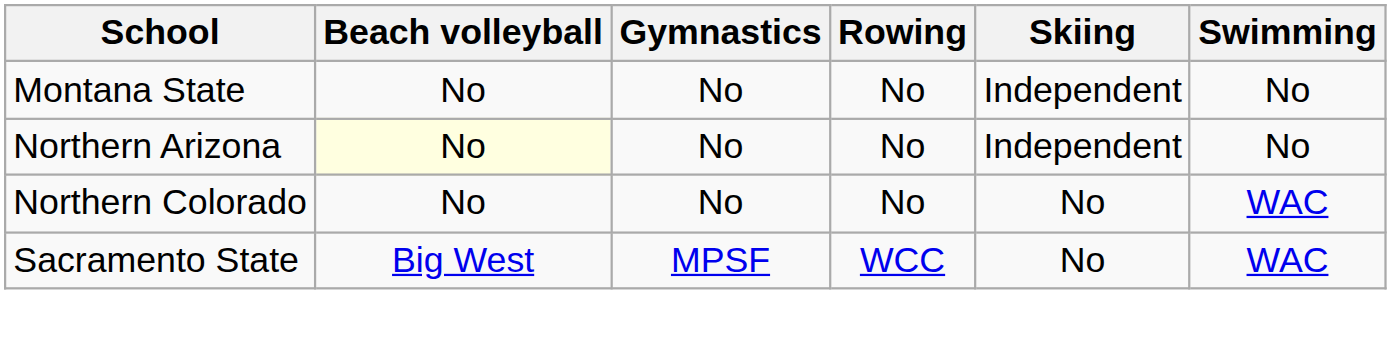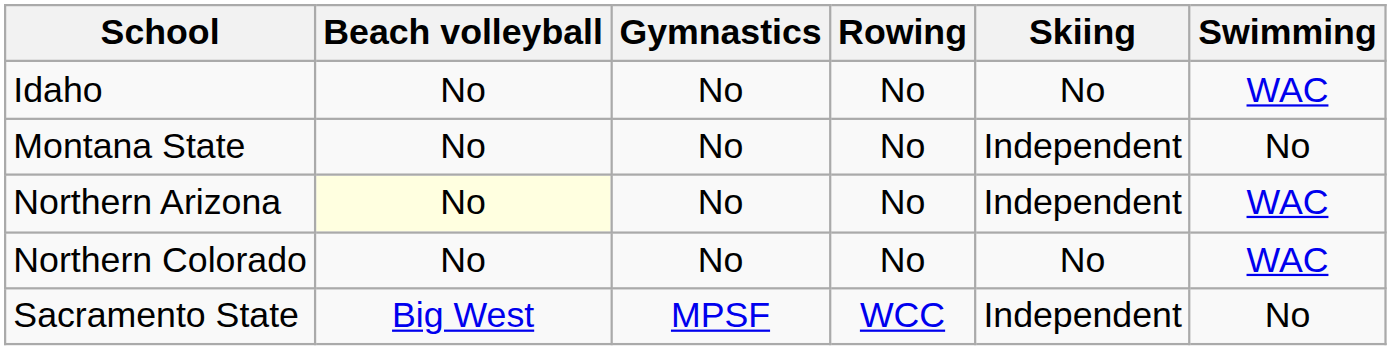+ row: (58, 89)
(1287, 145) No -> (1287, 202) WAC
(1083, 259) No -> (1083, 315) Independent
(1287, 259) WAC -> (1287, 315) No
